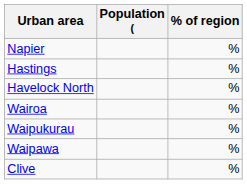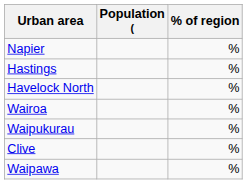rows swapped: (33, 149) <-> (21, 169)
